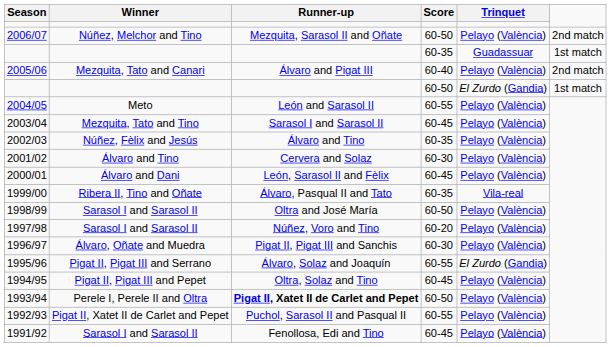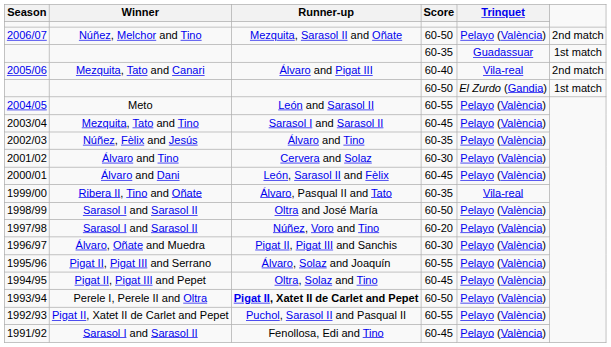(503, 70) Pelayo (València) -> (503, 70) Vila-real
(503, 263) El Zurdo (Gandia) -> (503, 263) Pelayo (València)
